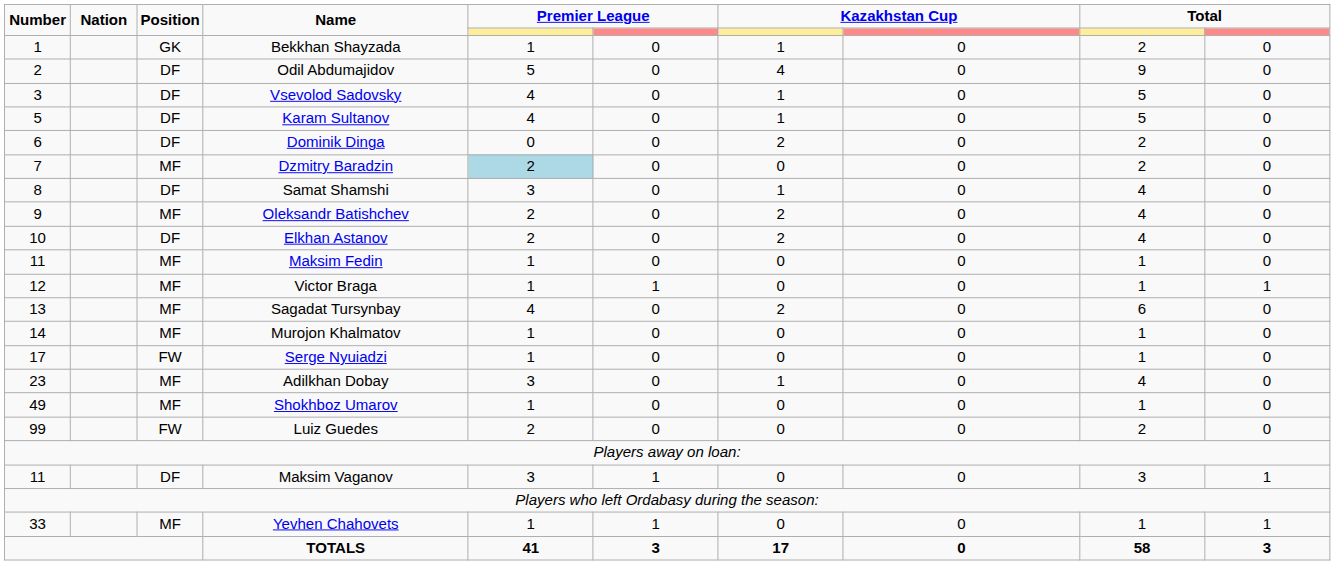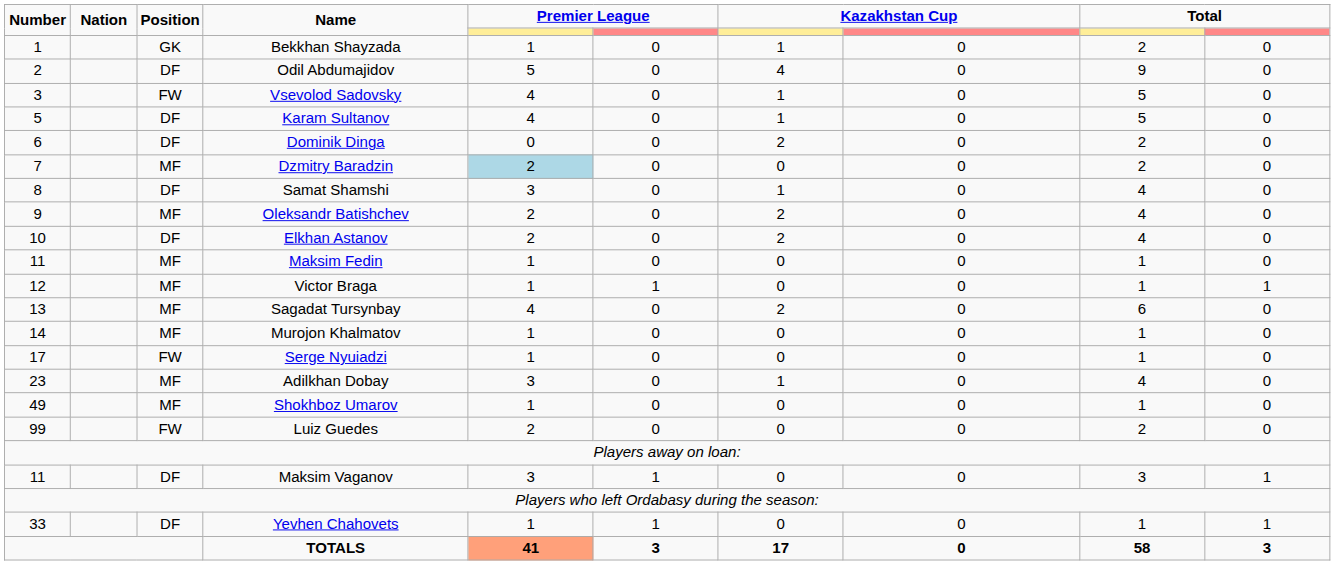(170, 94) DF -> (170, 94) FW
(170, 524) MF -> (170, 524) DF
(531, 548) no background -> (531, 548) lightsalmon background
